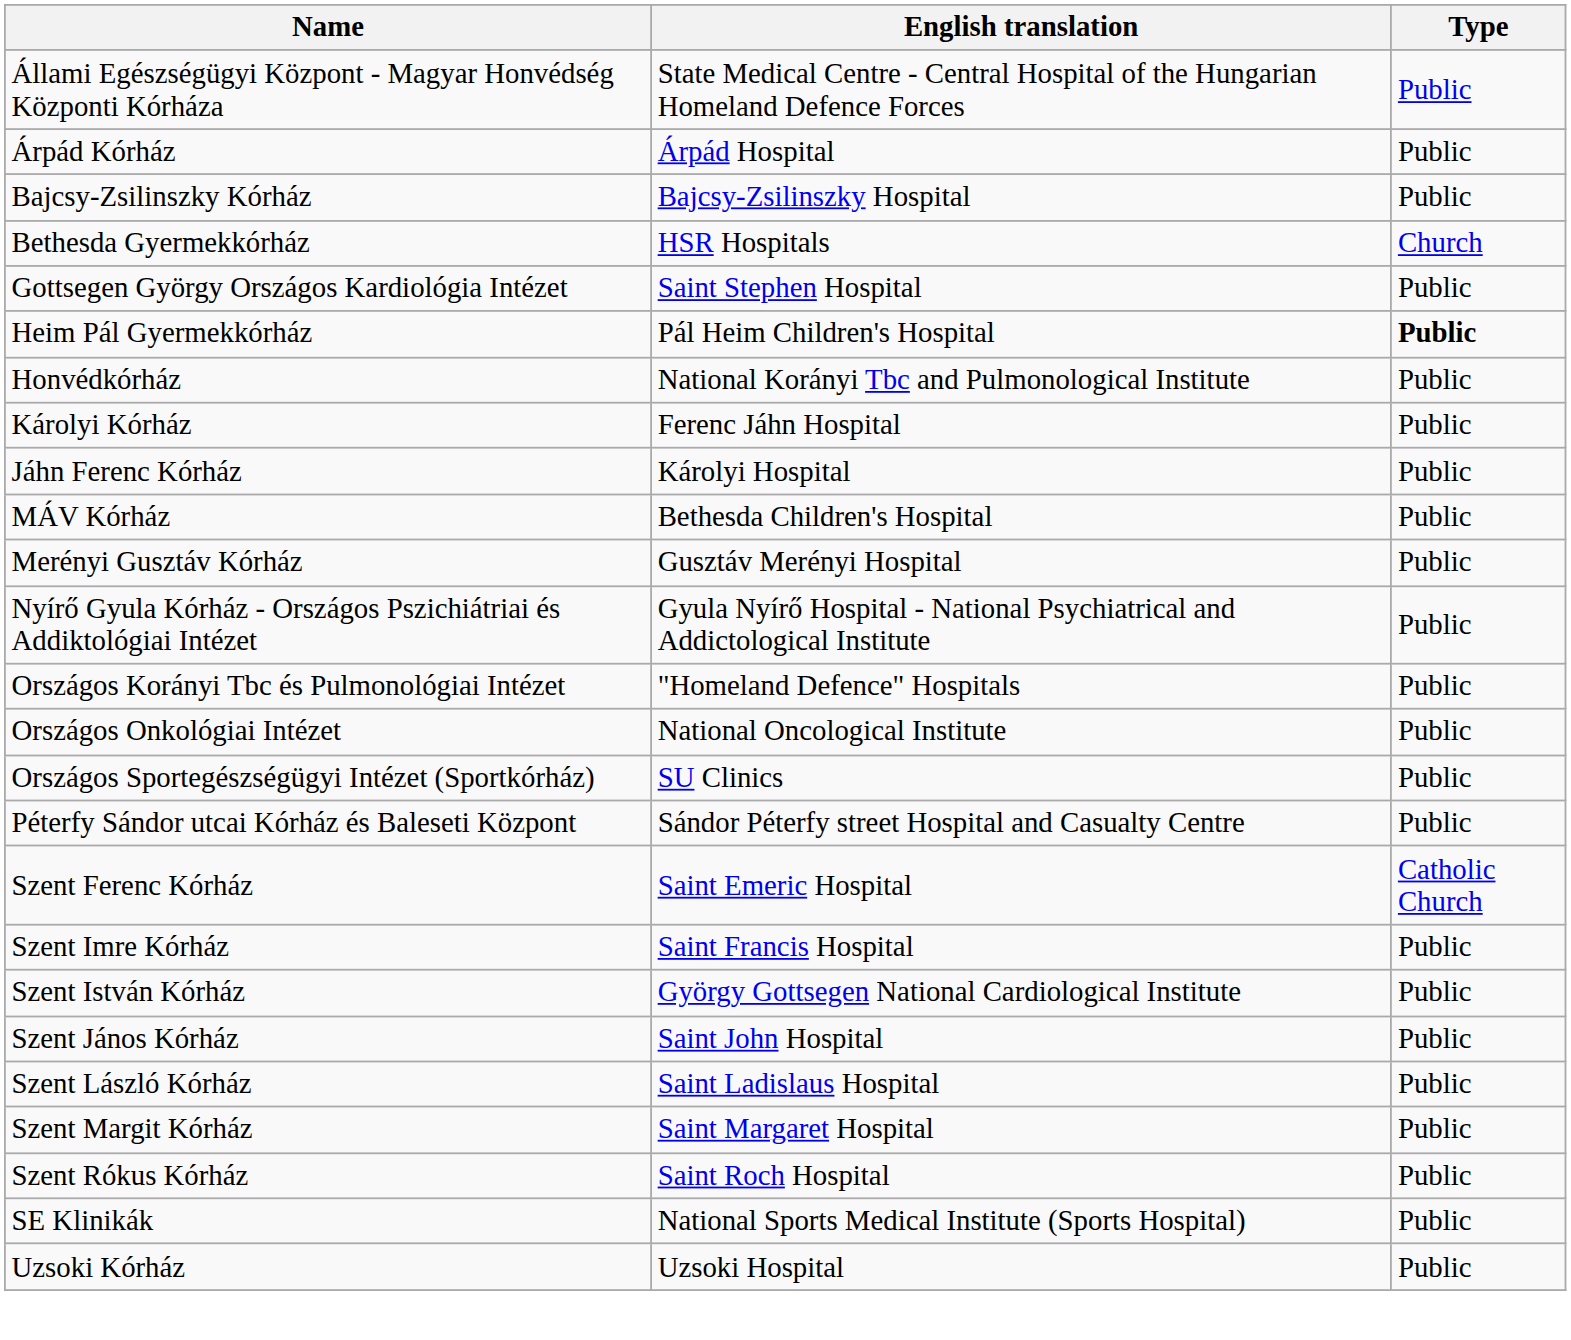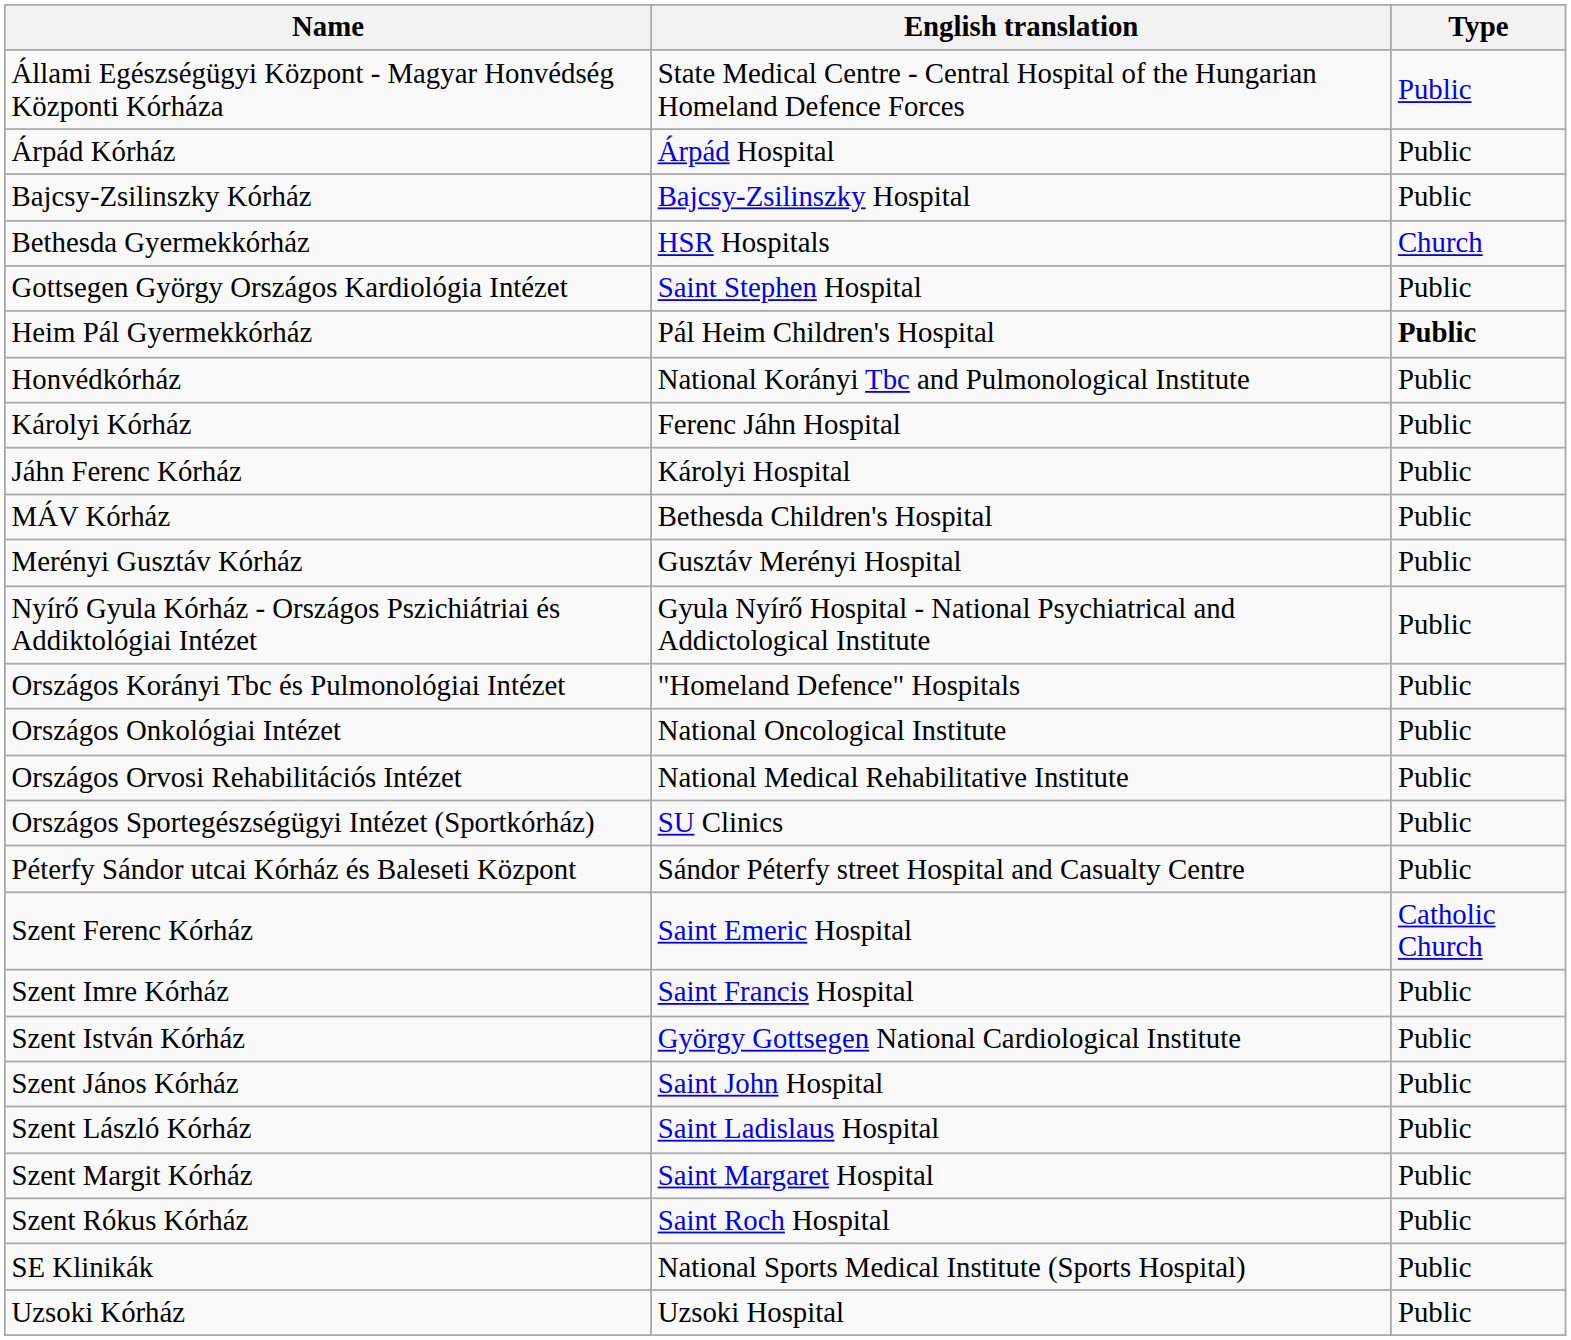+ row: (237, 777)
